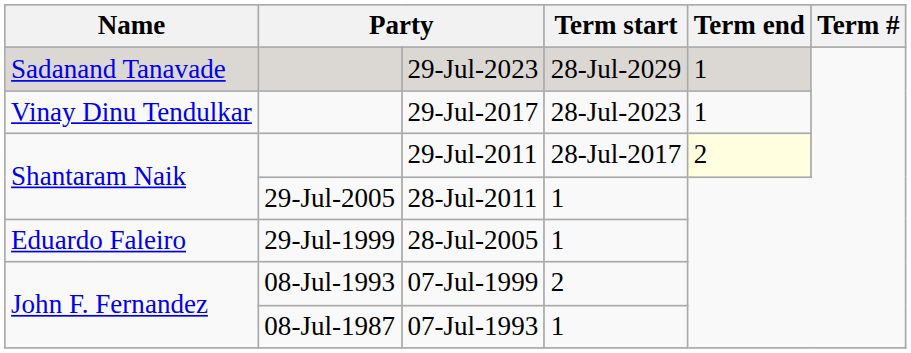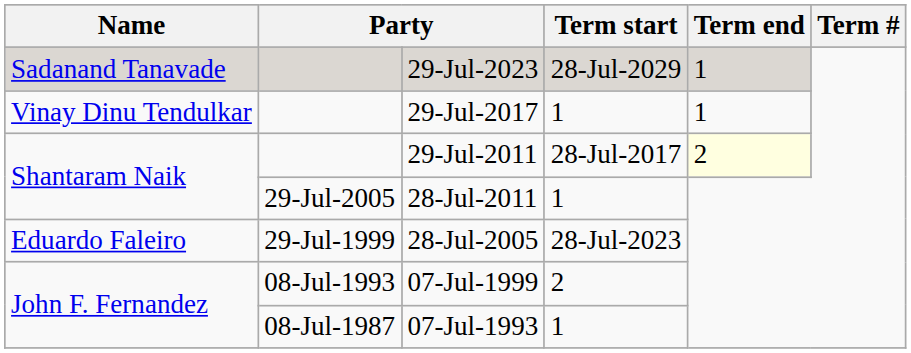(616, 111) 28-Jul-2023 -> (557, 111) 1
(557, 240) 1 -> (616, 240) 28-Jul-2023
